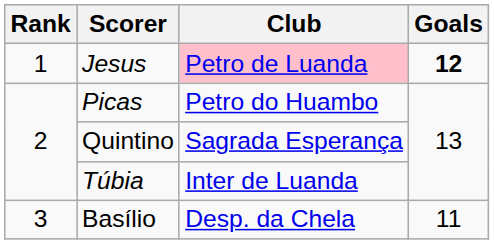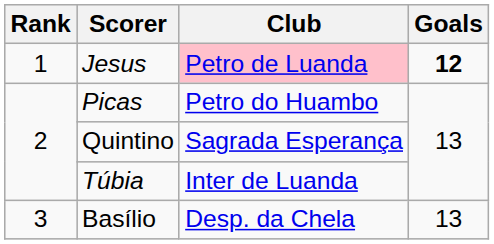(449, 219) 11 -> (449, 219) 13
